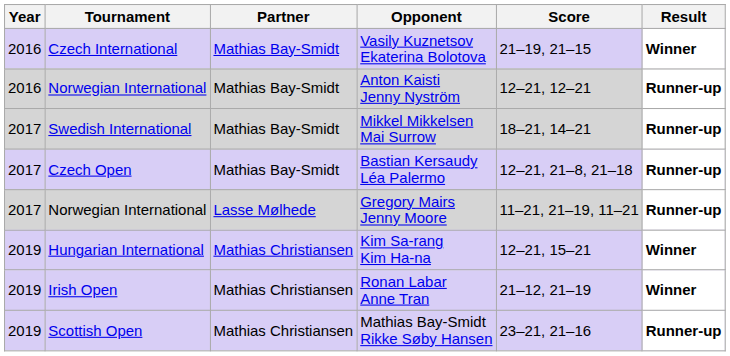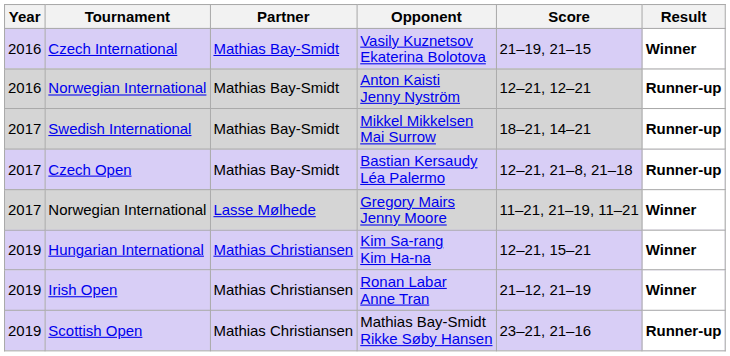(684, 210) Runner-up -> (671, 210) Winner
